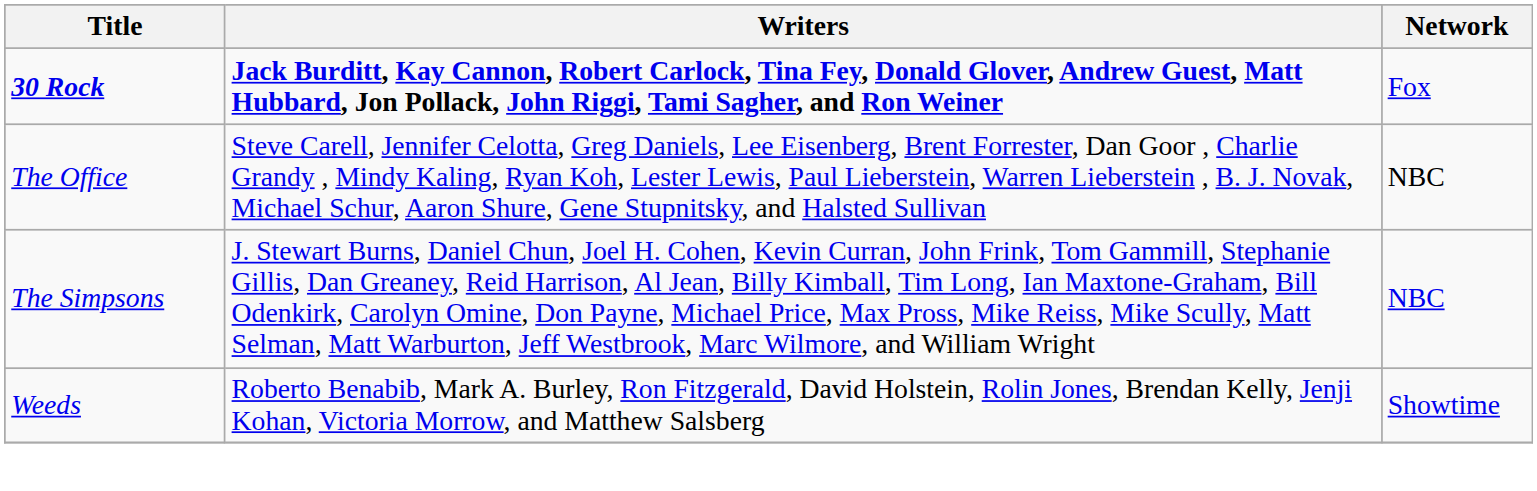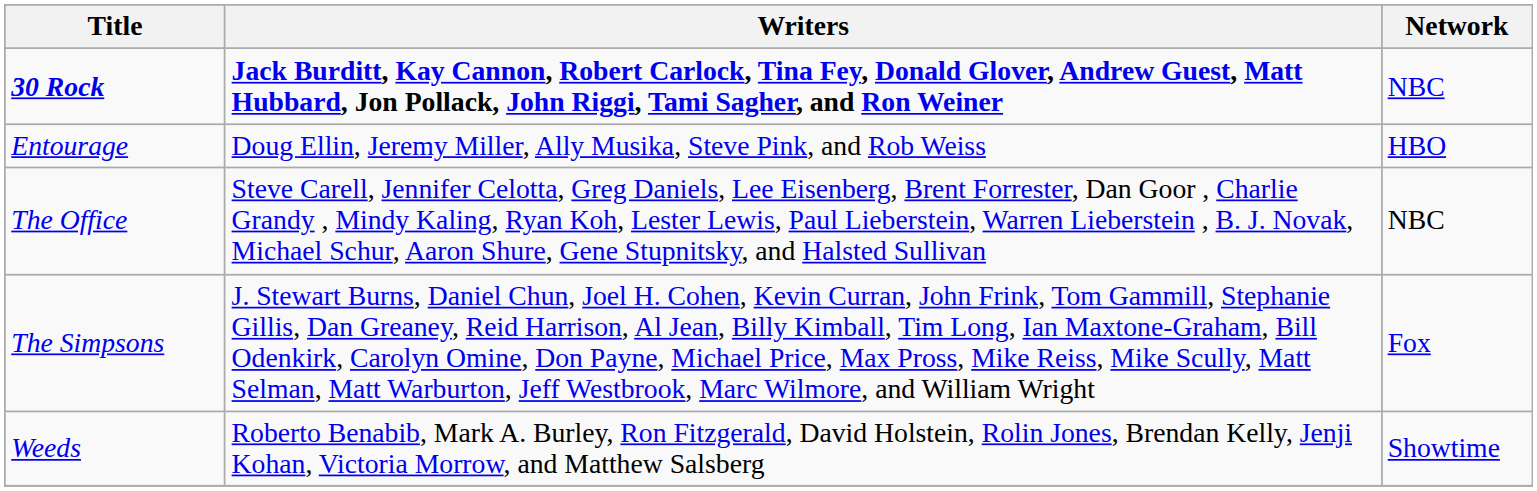(1409, 85) Fox -> (1416, 85) NBC
+ row: (70, 145)
(1416, 298) NBC -> (1409, 342) Fox
